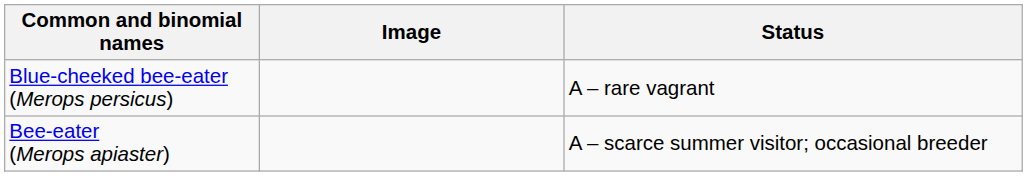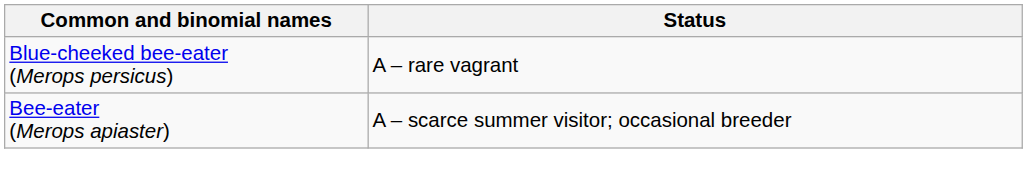- column: (411, 32)
